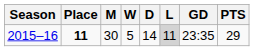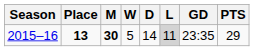(81, 35) 11 -> (81, 35) 13
(111, 35) normal -> (111, 35) bold
